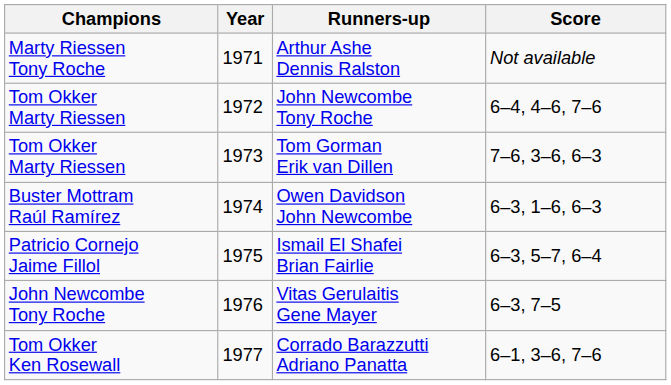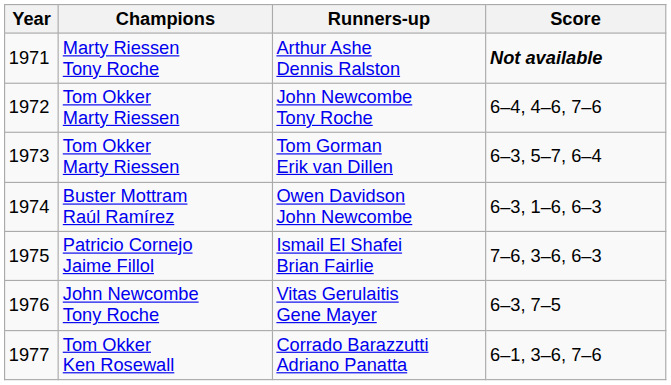columns swapped: (245, 18) <-> (111, 18)
(543, 58) normal -> (546, 58) bold
(546, 157) 7–6, 3–6, 6–3 -> (546, 157) 6–3, 5–7, 6–4
(546, 255) 6–3, 5–7, 6–4 -> (546, 255) 7–6, 3–6, 6–3
